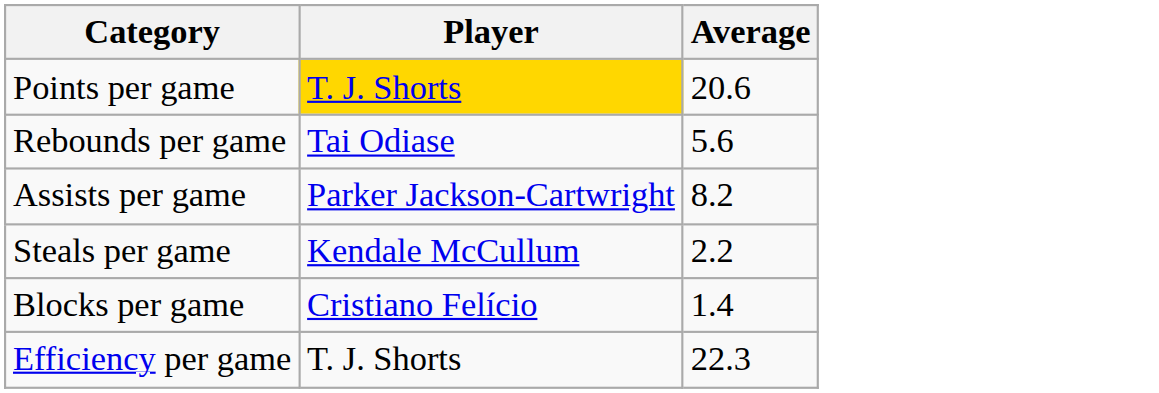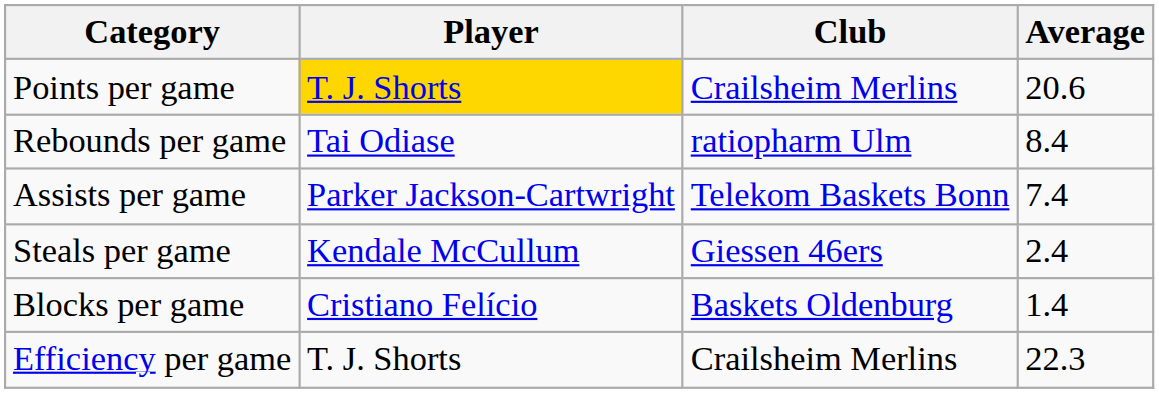+ column: (850, 31)
(712, 140) 5.6 -> (1047, 140) 8.4
(712, 195) 8.2 -> (1047, 195) 7.4
(712, 250) 2.2 -> (1047, 250) 2.4
